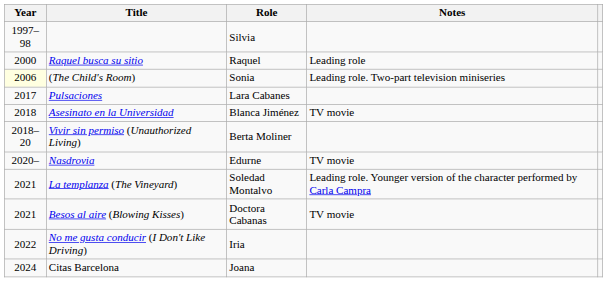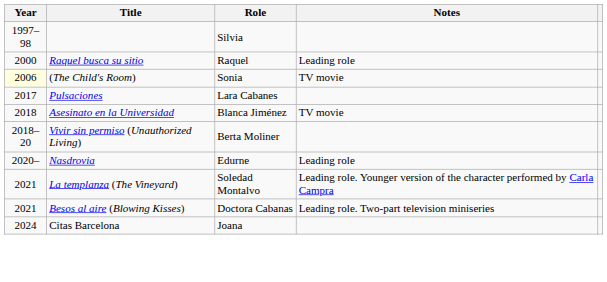(407, 78) Leading role. Two-part television miniseries -> (321, 78) TV movie
(332, 160) TV movie -> (327, 160) Leading role
(332, 214) TV movie -> (396, 208) Leading role. Two-part television miniseries
- row: (127, 244)
